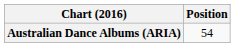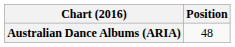(207, 33) 54 -> (207, 33) 48
